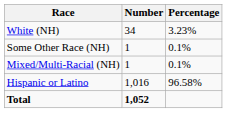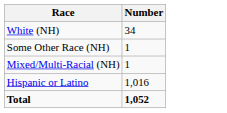- column: (194, 13)
